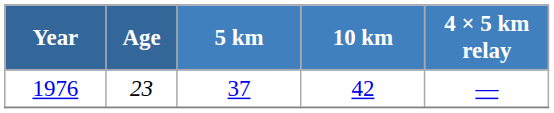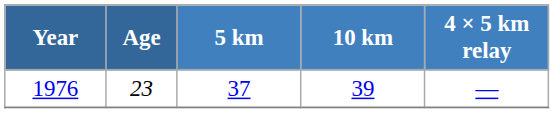(363, 88) 42 -> (363, 88) 39
